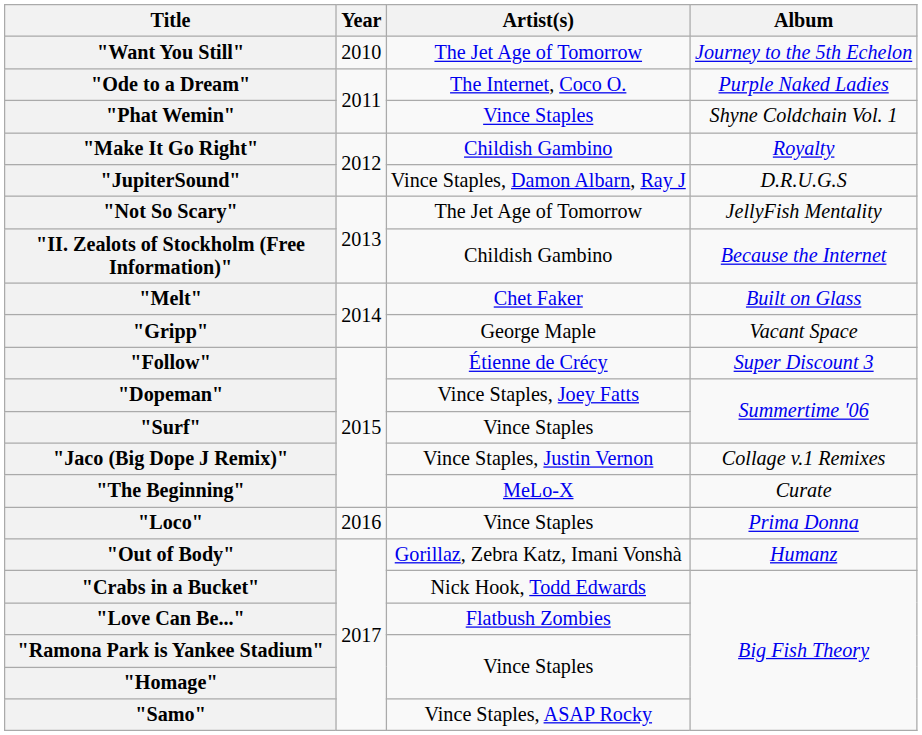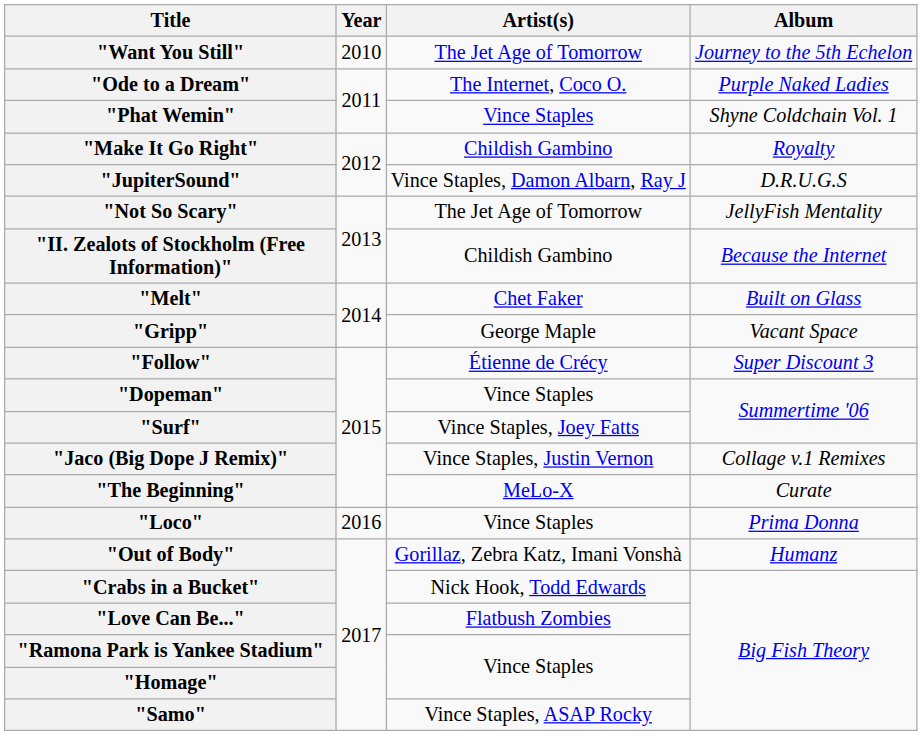(538, 394) Vince Staples, Joey Fatts -> (538, 394) Vince Staples
(538, 426) Vince Staples -> (538, 426) Vince Staples, Joey Fatts
